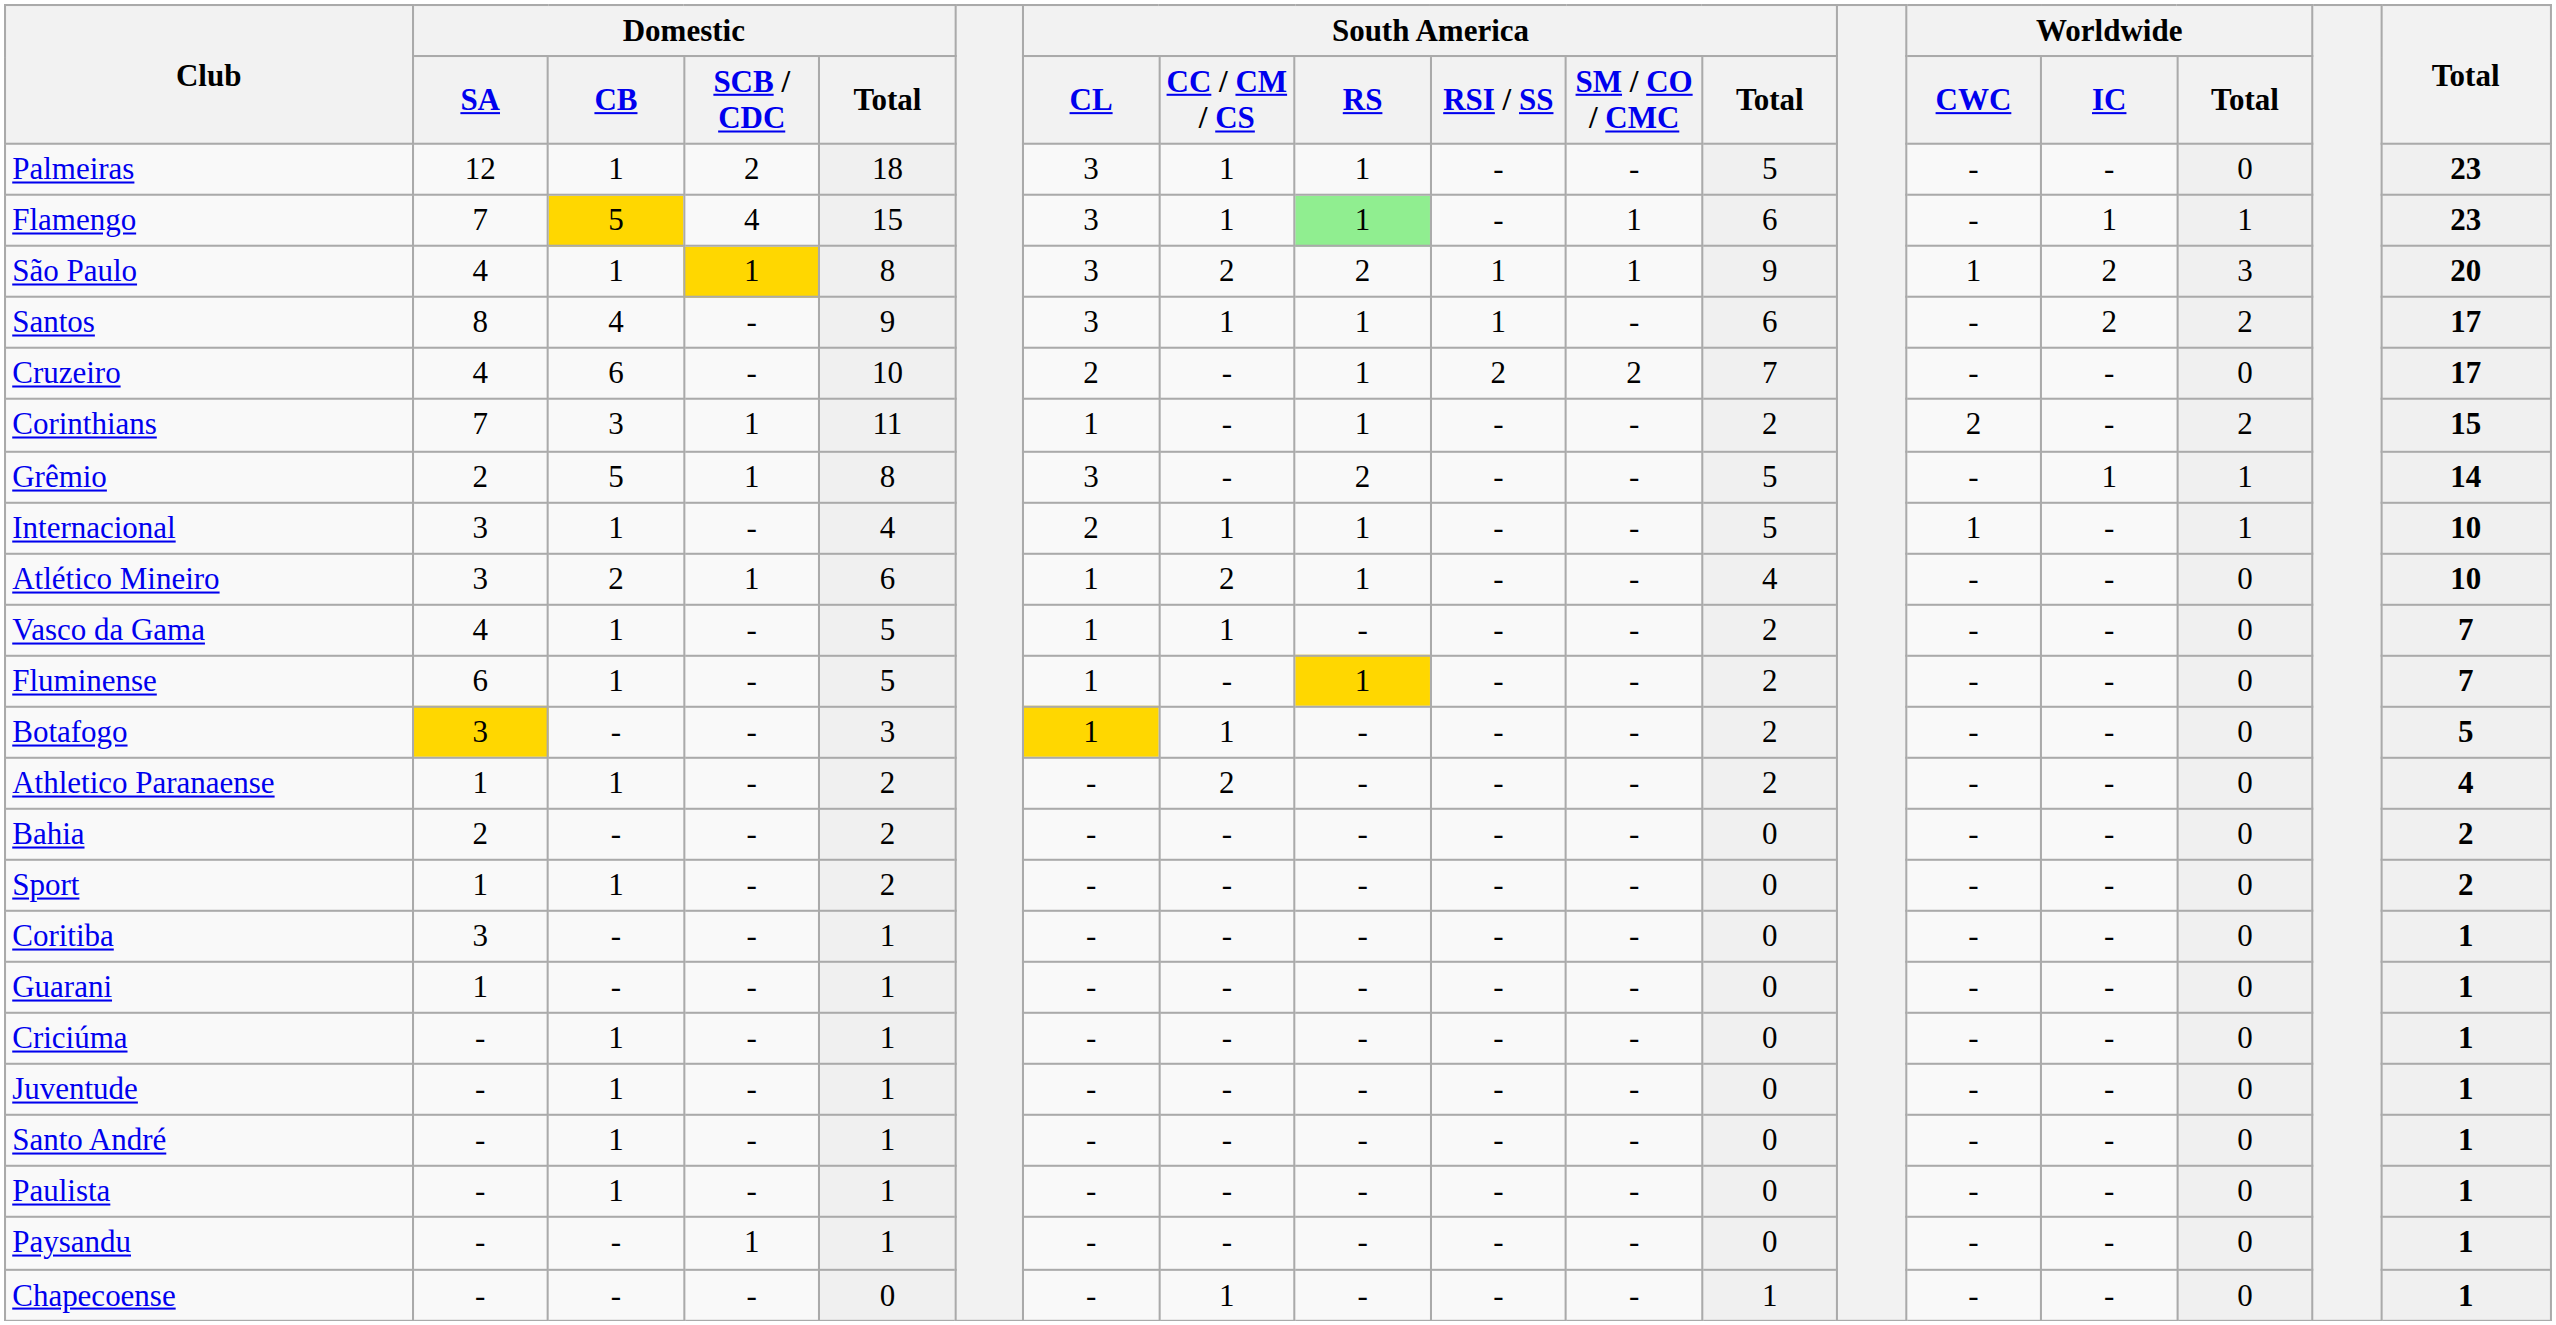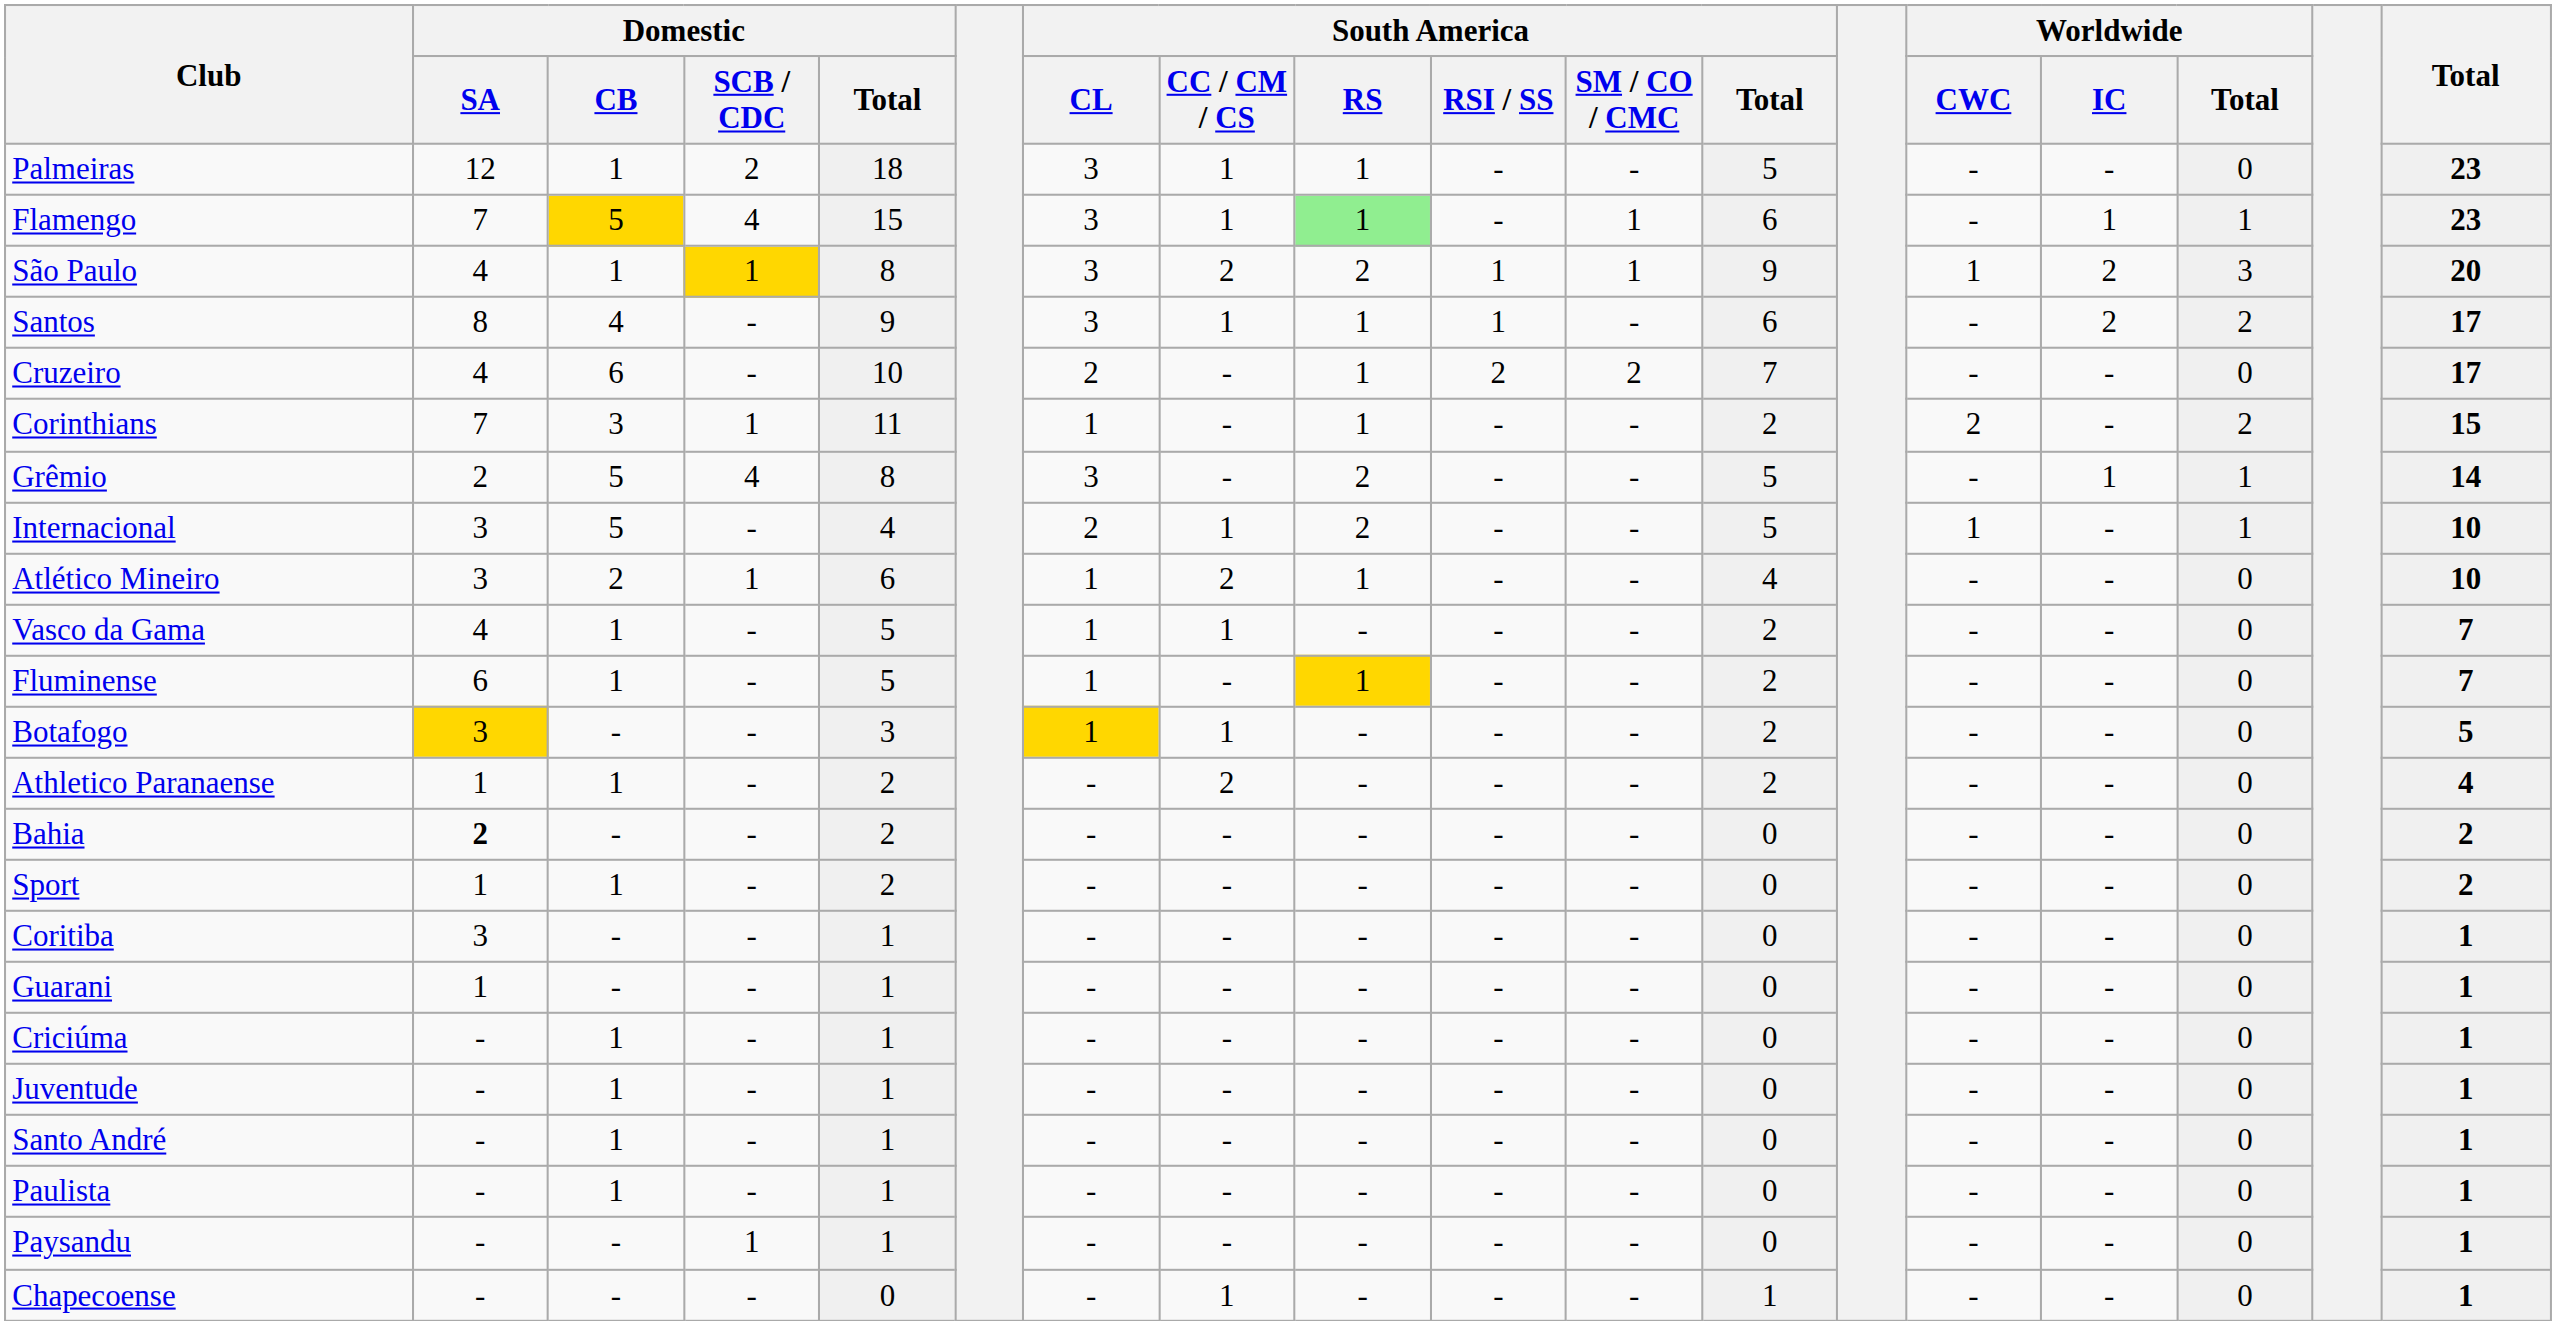(752, 475) 1 -> (752, 475) 4
(616, 527) 1 -> (616, 527) 5
(1363, 527) 1 -> (1363, 527) 2
(480, 833) normal -> (480, 833) bold
